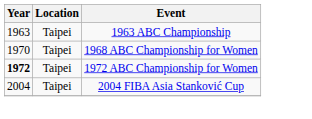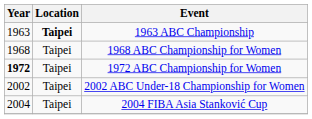(57, 31) normal -> (57, 31) bold
(19, 50) 1970 -> (19, 50) 1968
+ row: (194, 86)
